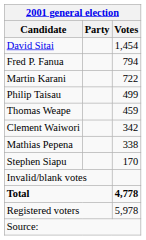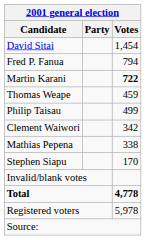(130, 78) normal -> (130, 78) bold
rows swapped: (34, 95) <-> (39, 111)
